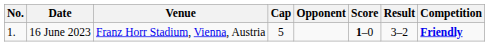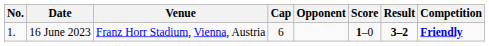(281, 31) 5 -> (281, 31) 6
(399, 31) normal -> (399, 31) bold
